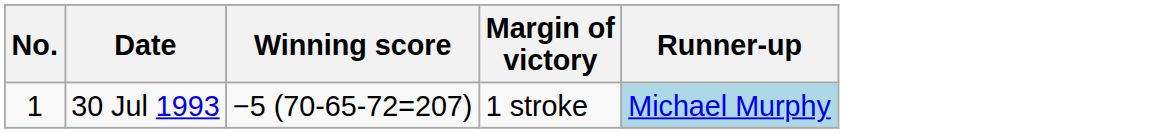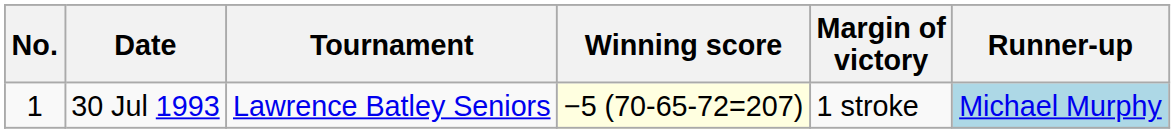+ column: (392, 44)
(353, 105) no background -> (684, 105) lightyellow background
